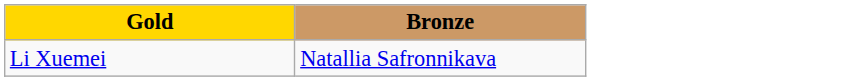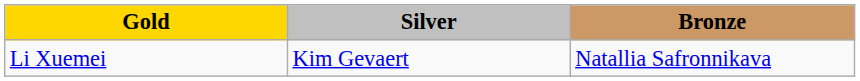+ column: (429, 22)
